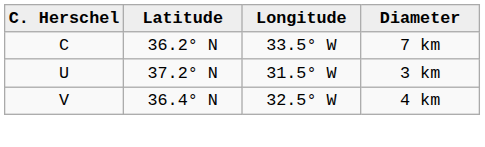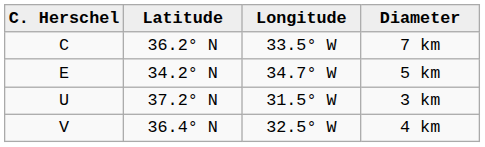+ row: (420, 73)
